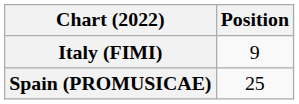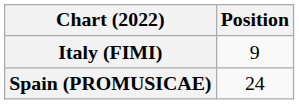(255, 83) 25 -> (255, 83) 24
